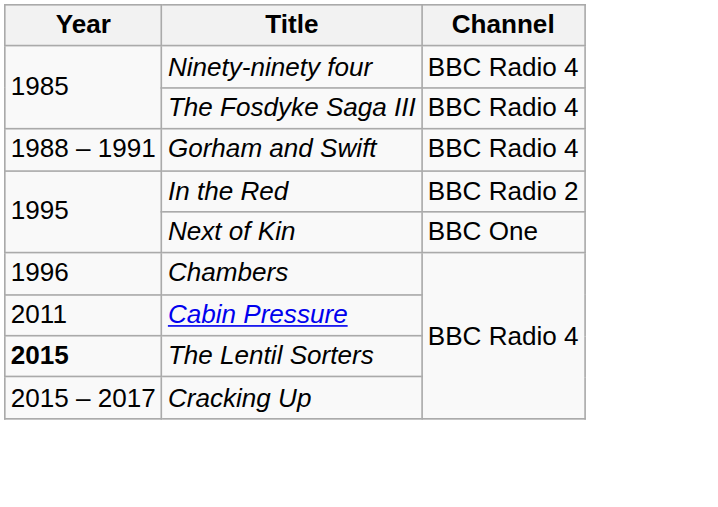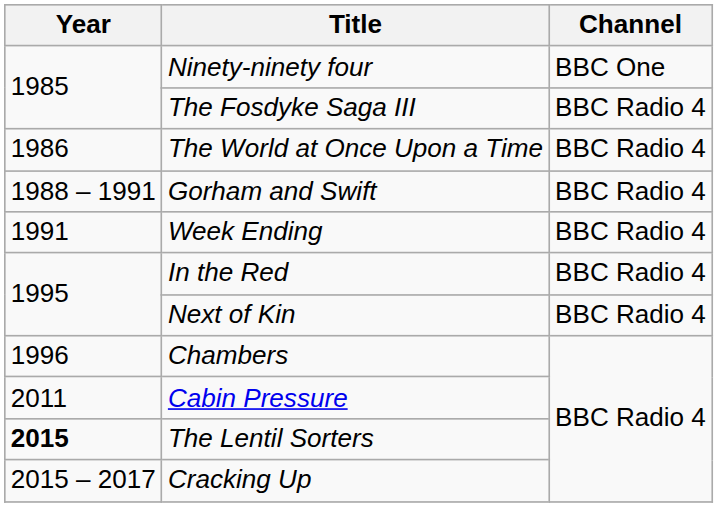(503, 66) BBC Radio 4 -> (610, 66) BBC One
+ row: (355, 149)
+ row: (245, 231)
(503, 190) BBC Radio 2 -> (630, 273) BBC Radio 4
(483, 231) BBC One -> (630, 314) BBC Radio 4
